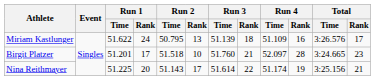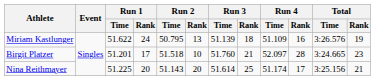(359, 40) 17 -> (359, 40) 19
(197, 69) 17 -> (197, 69) 20
(249, 69) 22 -> (249, 69) 25
(300, 69) 19 -> (300, 69) 17
